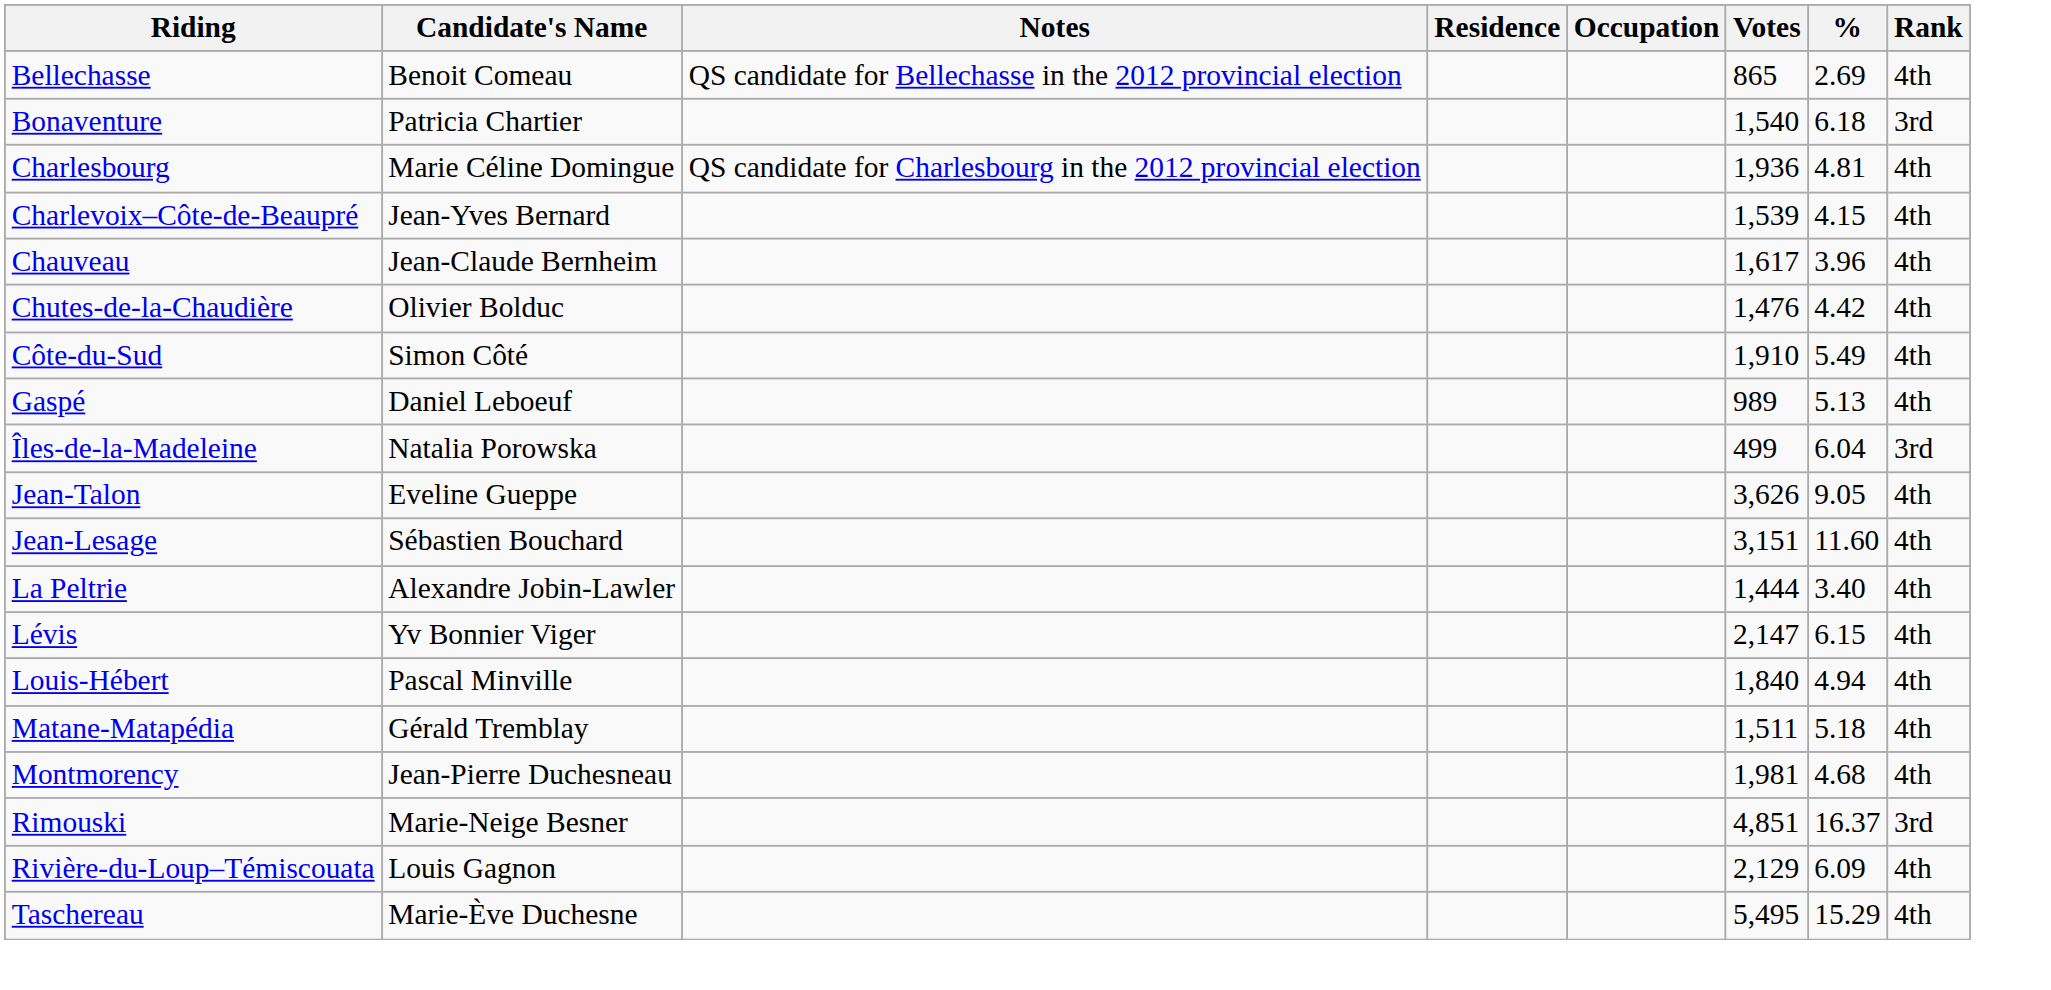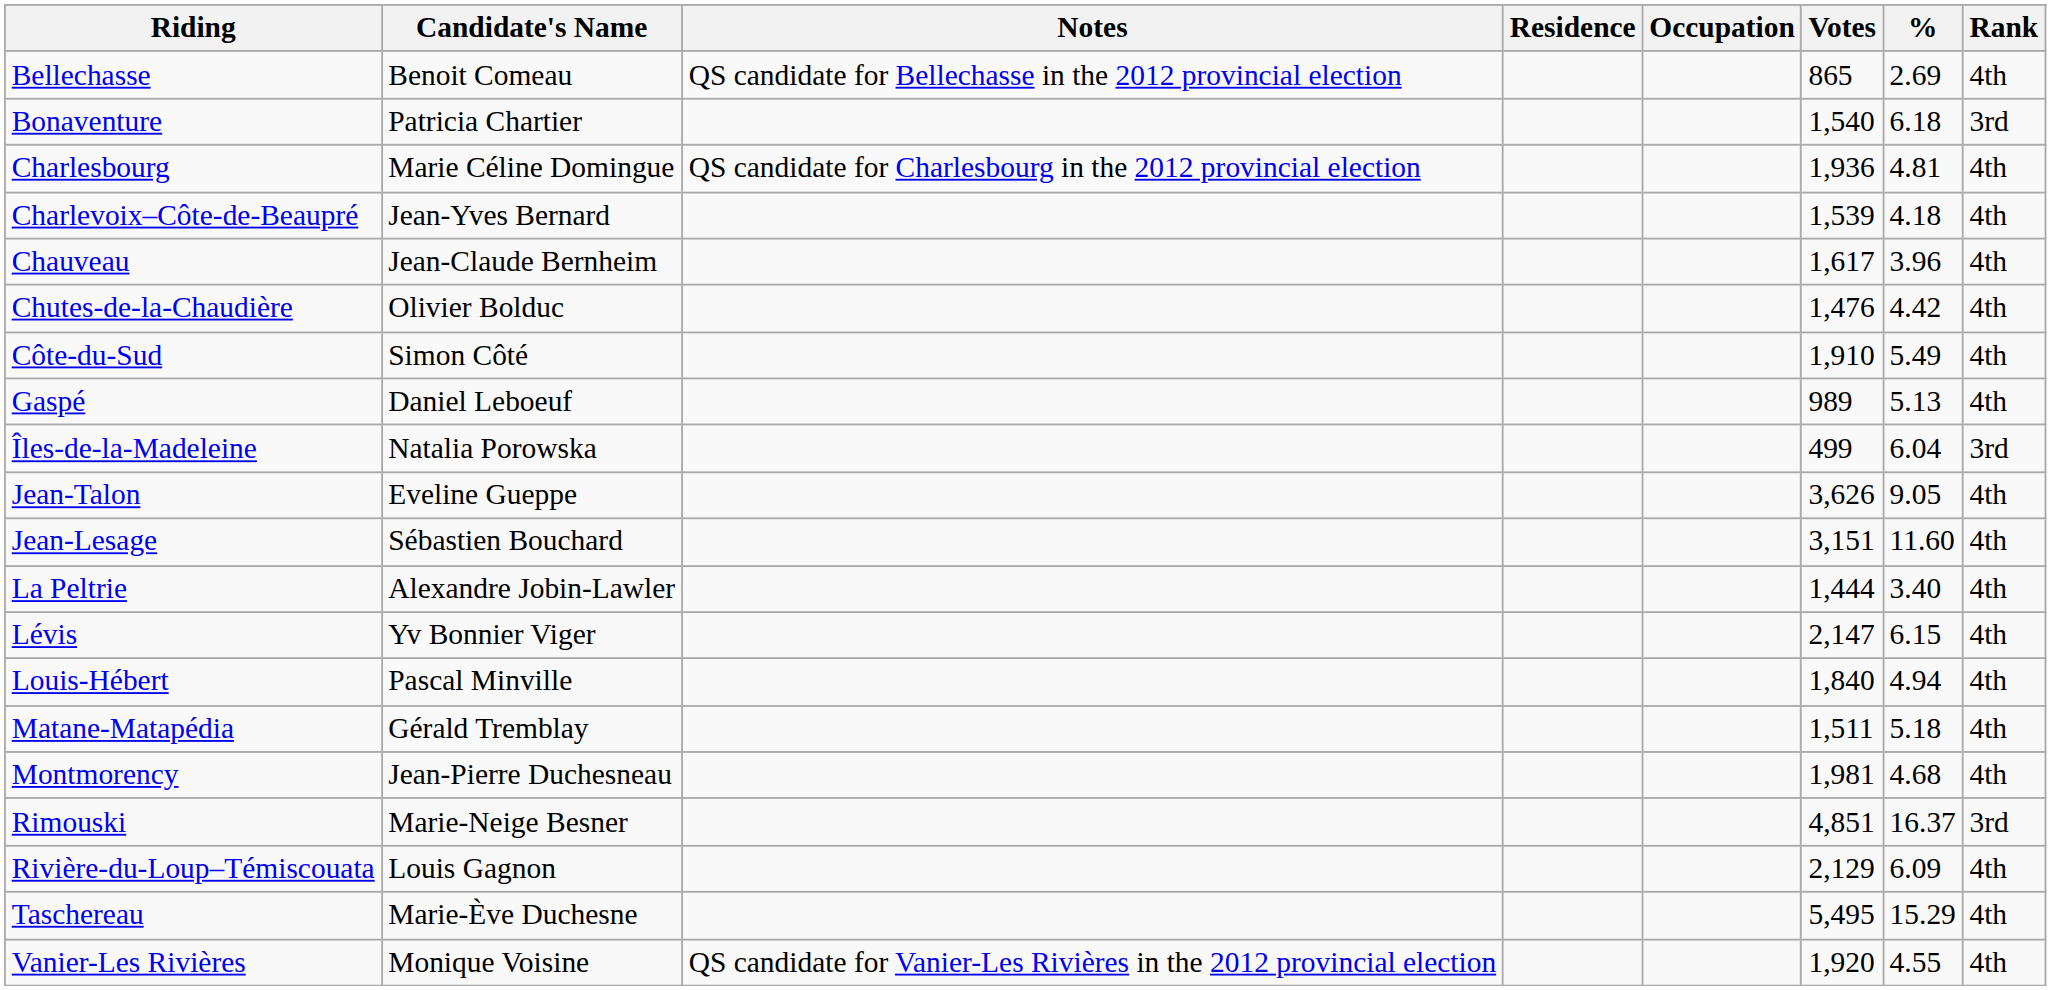(1840, 214) 4.15 -> (1915, 214) 4.18
+ row: (129, 961)
